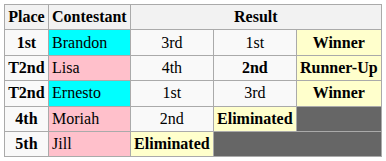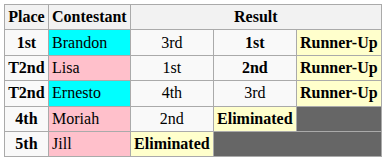(255, 42) normal -> (255, 42) bold
(339, 42) Winner -> (339, 42) Runner-Up
(172, 67) 4th -> (172, 67) 1st
(172, 93) 1st -> (172, 93) 4th
(339, 93) Winner -> (339, 93) Runner-Up
